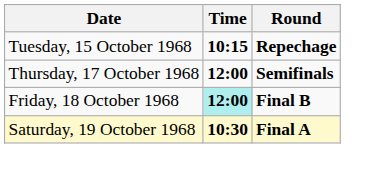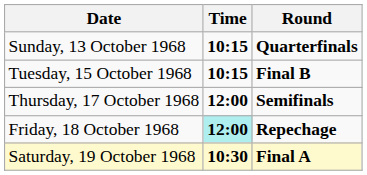+ row: (97, 45)
(296, 45) Repechage -> (283, 73) Final B
(283, 101) Final B -> (296, 128) Repechage
